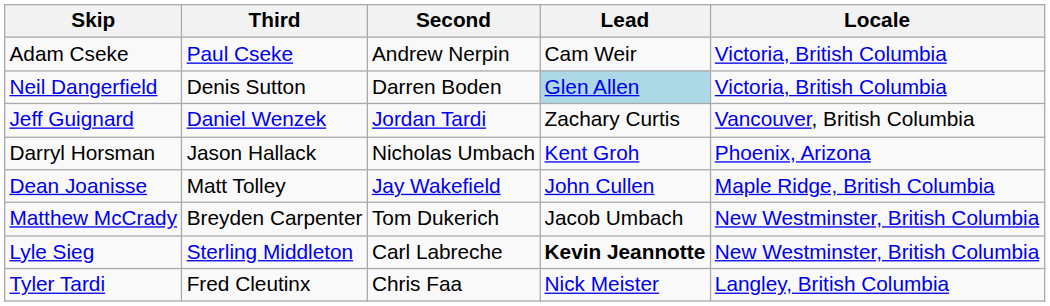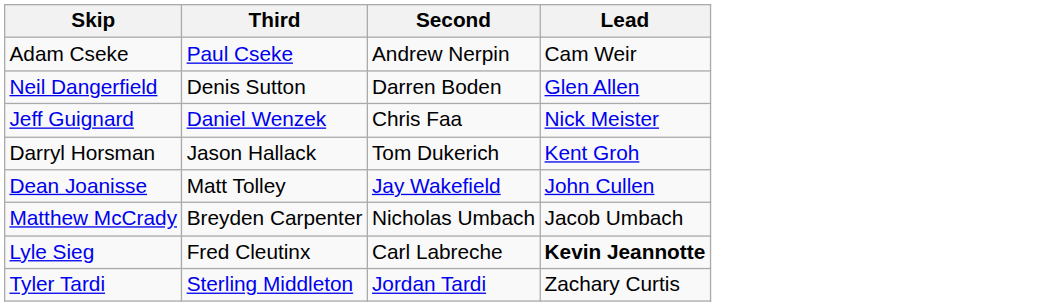- column: (877, 20)
(592, 86) lightblue background -> (592, 86) no background
(429, 119) Jordan Tardi -> (417, 119) Chris Faa
(612, 119) Zachary Curtis -> (602, 119) Nick Meister
(453, 152) Nicholas Umbach -> (436, 152) Tom Dukerich
(436, 218) Tom Dukerich -> (453, 218) Nicholas Umbach
(270, 251) Sterling Middleton -> (248, 251) Fred Cleutinx
(248, 284) Fred Cleutinx -> (270, 284) Sterling Middleton
(417, 284) Chris Faa -> (429, 284) Jordan Tardi
(602, 284) Nick Meister -> (612, 284) Zachary Curtis
